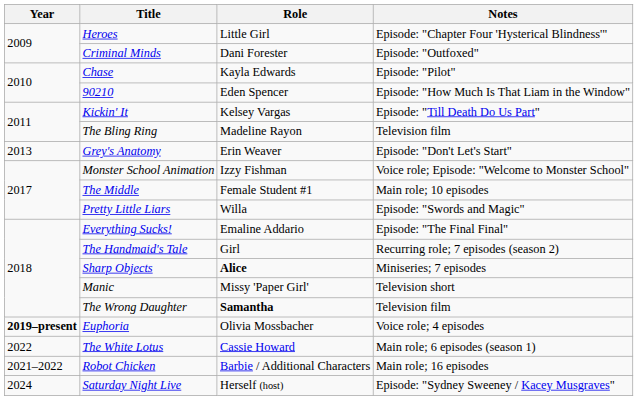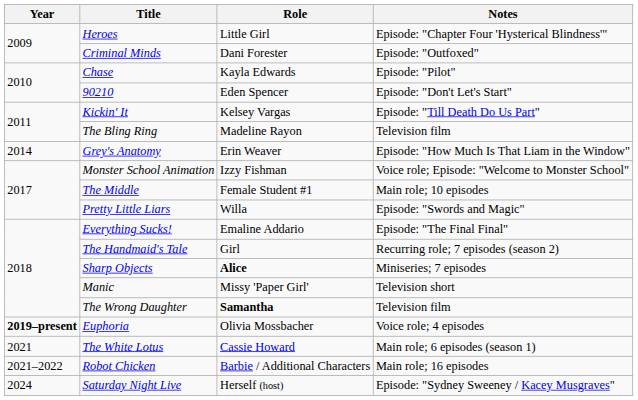(503, 92) Episode: "How Much Is That Liam in the Window" -> (444, 92) Episode: "Don't Let's Start"
(20, 151) 2013 -> (20, 151) 2014
(444, 151) Episode: "Don't Let's Start" -> (503, 151) Episode: "How Much Is That Liam in the Window"
(20, 346) 2022 -> (20, 346) 2021
